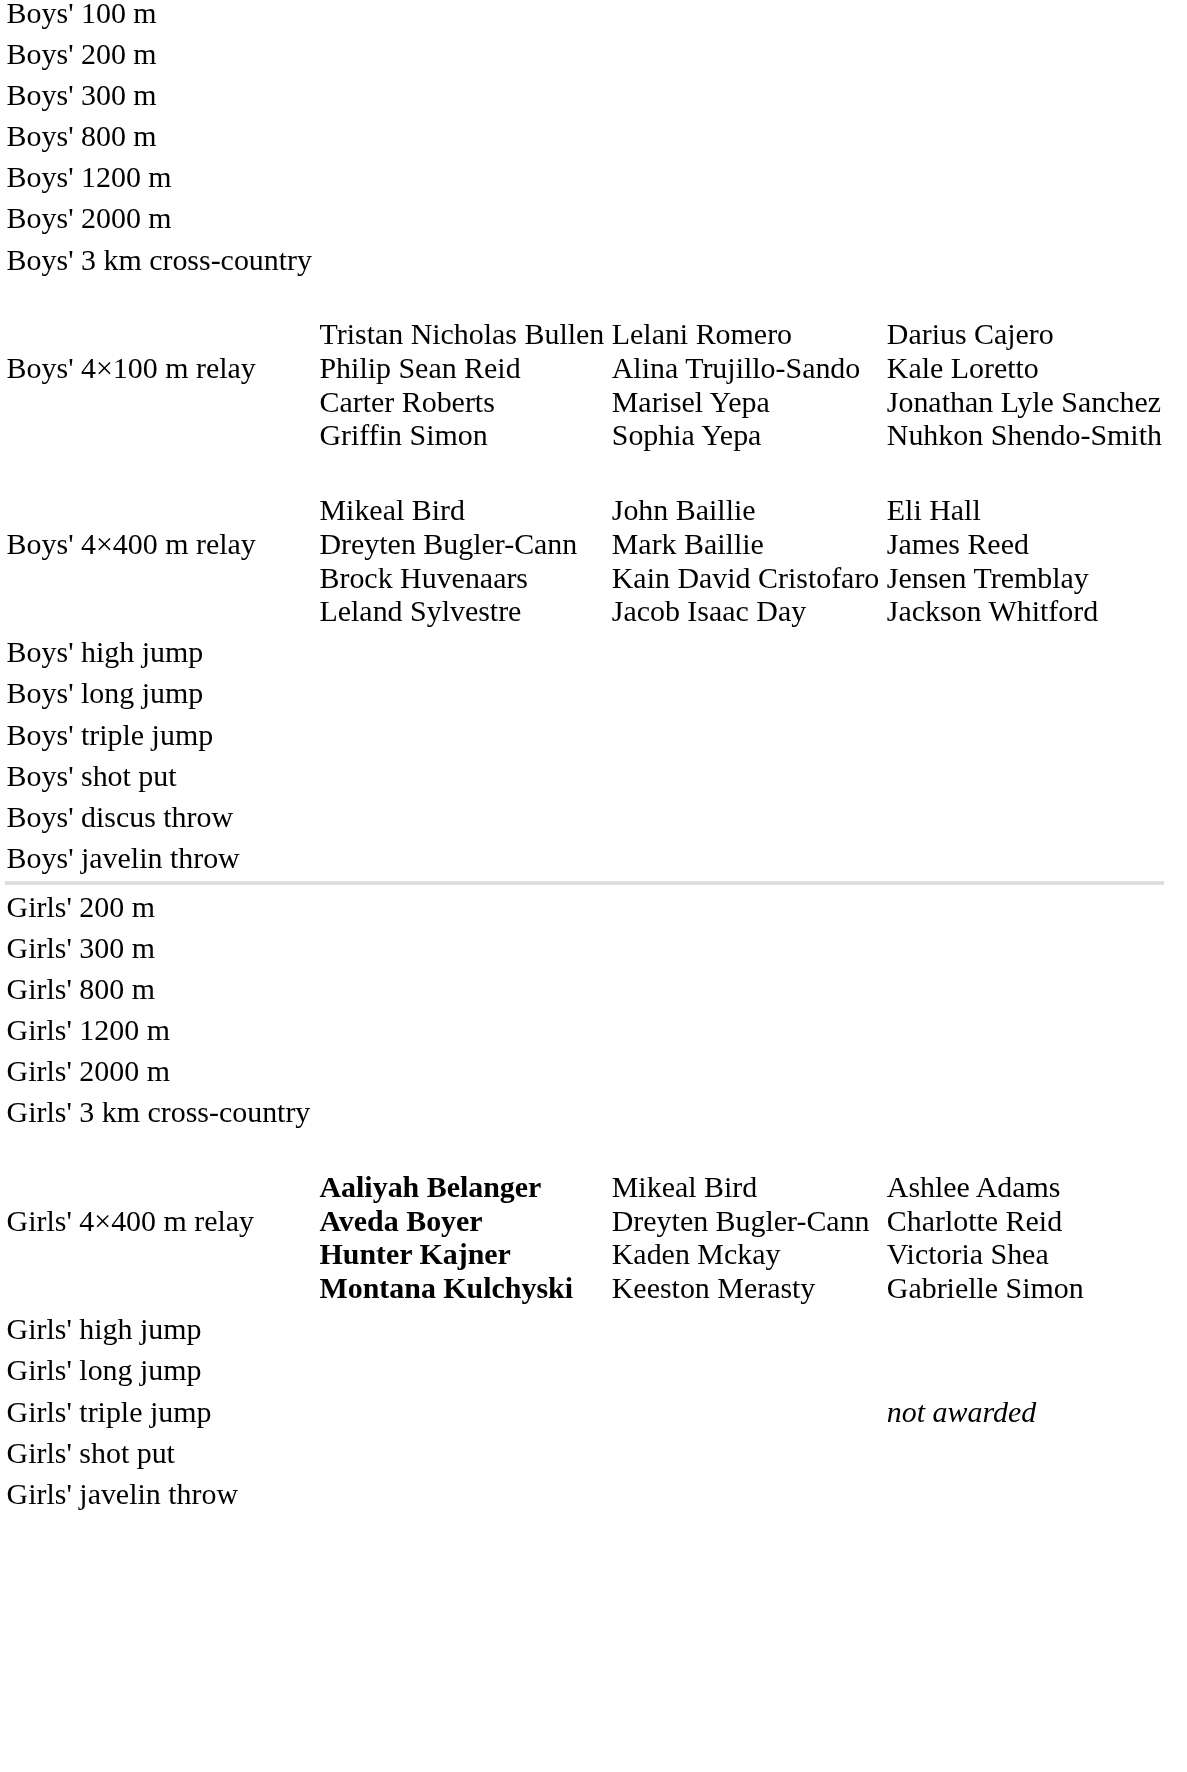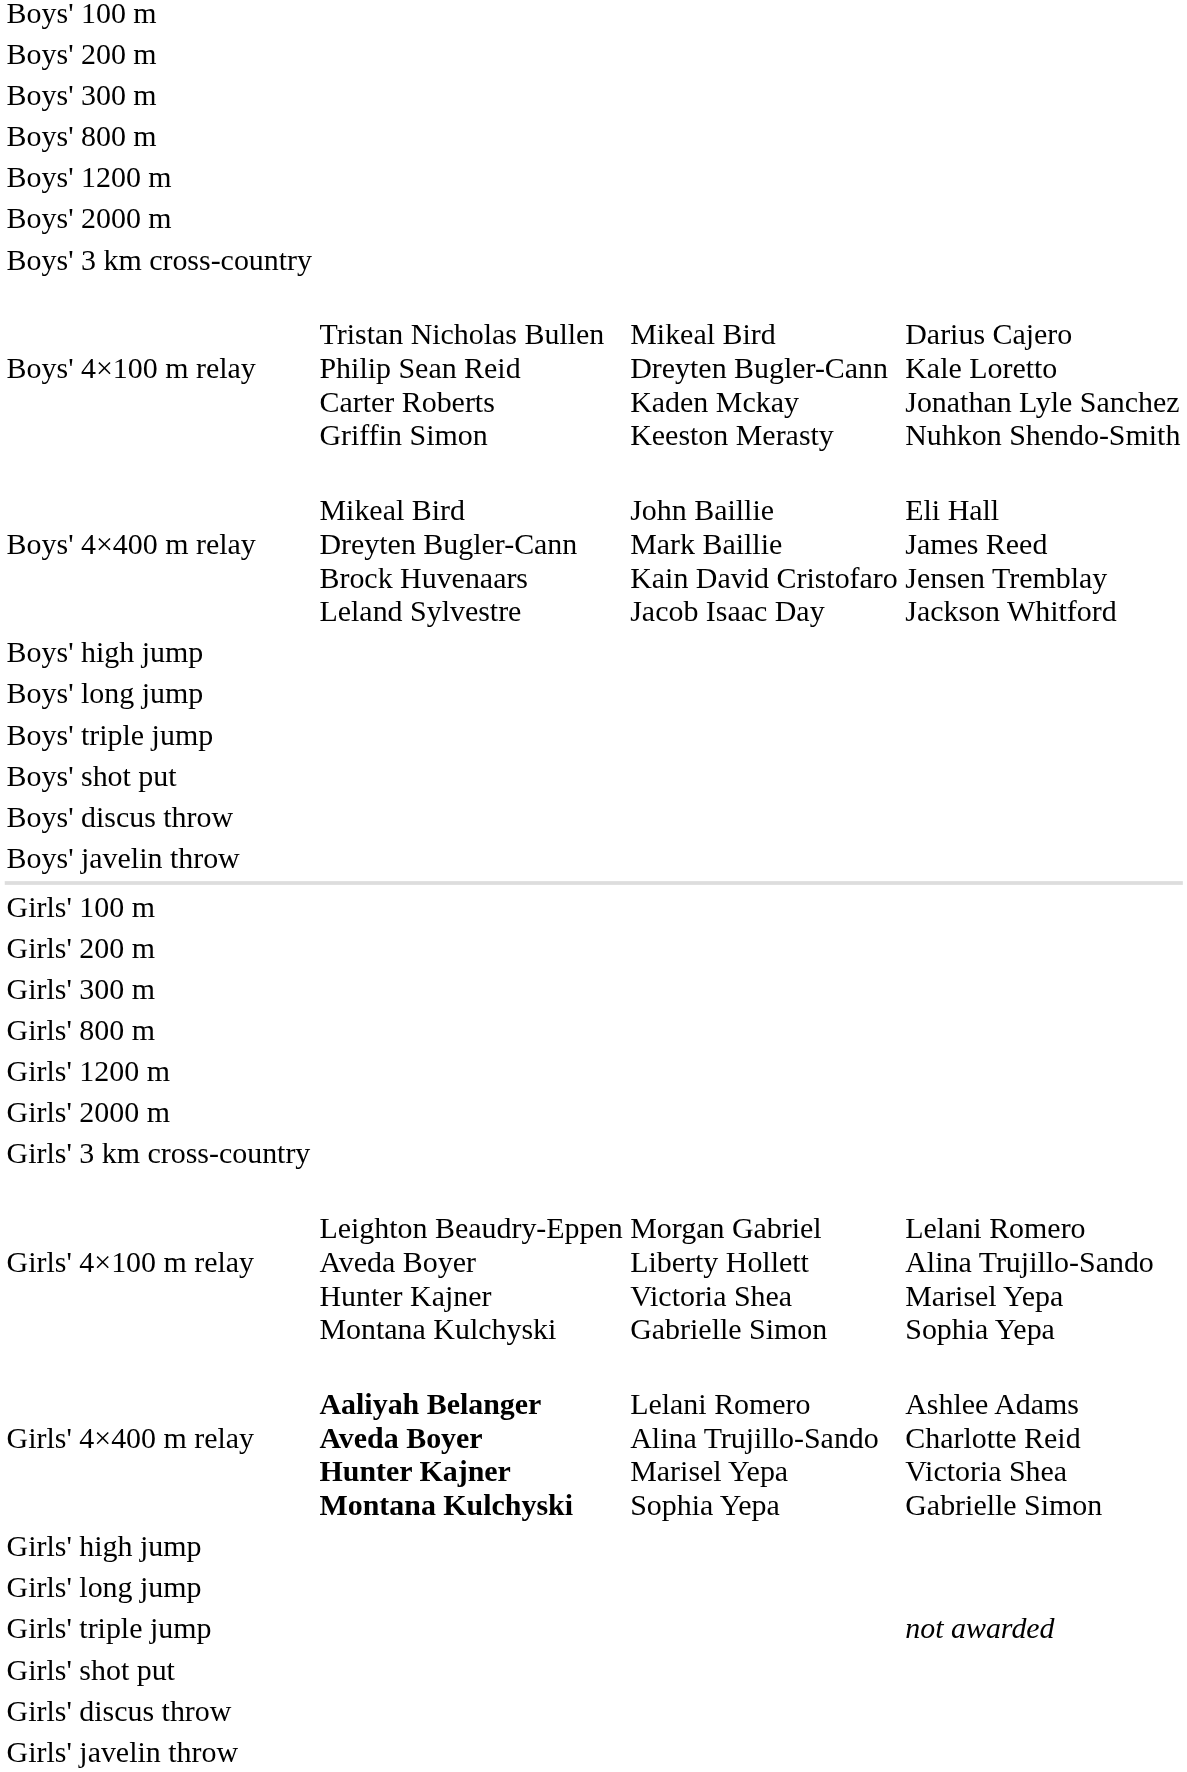(736, 385) Lelani Romero Alina Trujillo-Sando Marisel Yepa Sophia Yepa -> (759, 385) Mikeal Bird Dreyten Bugler-Cann Kaden Mckay Keeston Merasty
+ row: (81, 906)
+ row: (130, 1262)
(741, 1237) Mikeal Bird Dreyten Bugler-Cann Kaden Mckay Keeston Merasty -> (754, 1454) Lelani Romero Alina Trujillo-Sando Marisel Yepa Sophia Yepa
+ row: (119, 1710)
